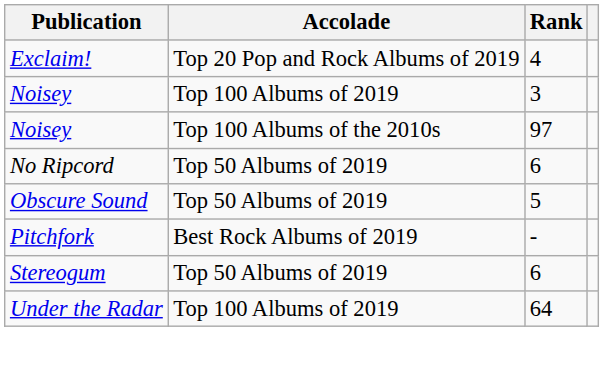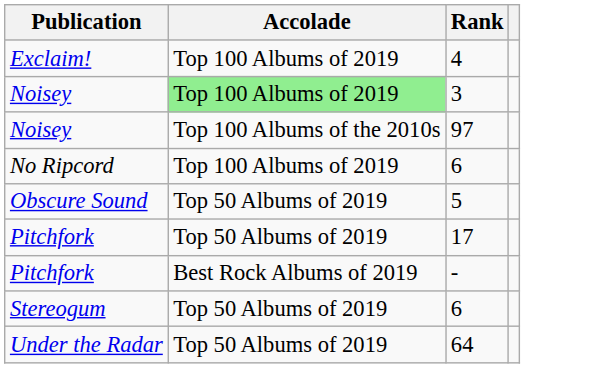(346, 58) Top 20 Pop and Rock Albums of 2019 -> (286, 58) Top 100 Albums of 2019
(286, 93) no background -> (286, 93) lightgreen background
(280, 165) Top 50 Albums of 2019 -> (286, 165) Top 100 Albums of 2019
+ row: (52, 237)
(286, 308) Top 100 Albums of 2019 -> (280, 344) Top 50 Albums of 2019
